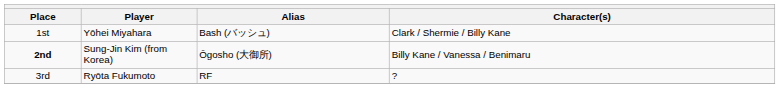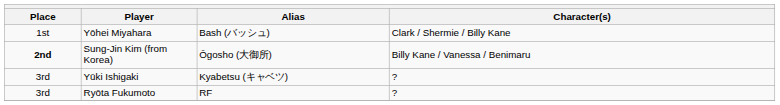+ row: (111, 76)
